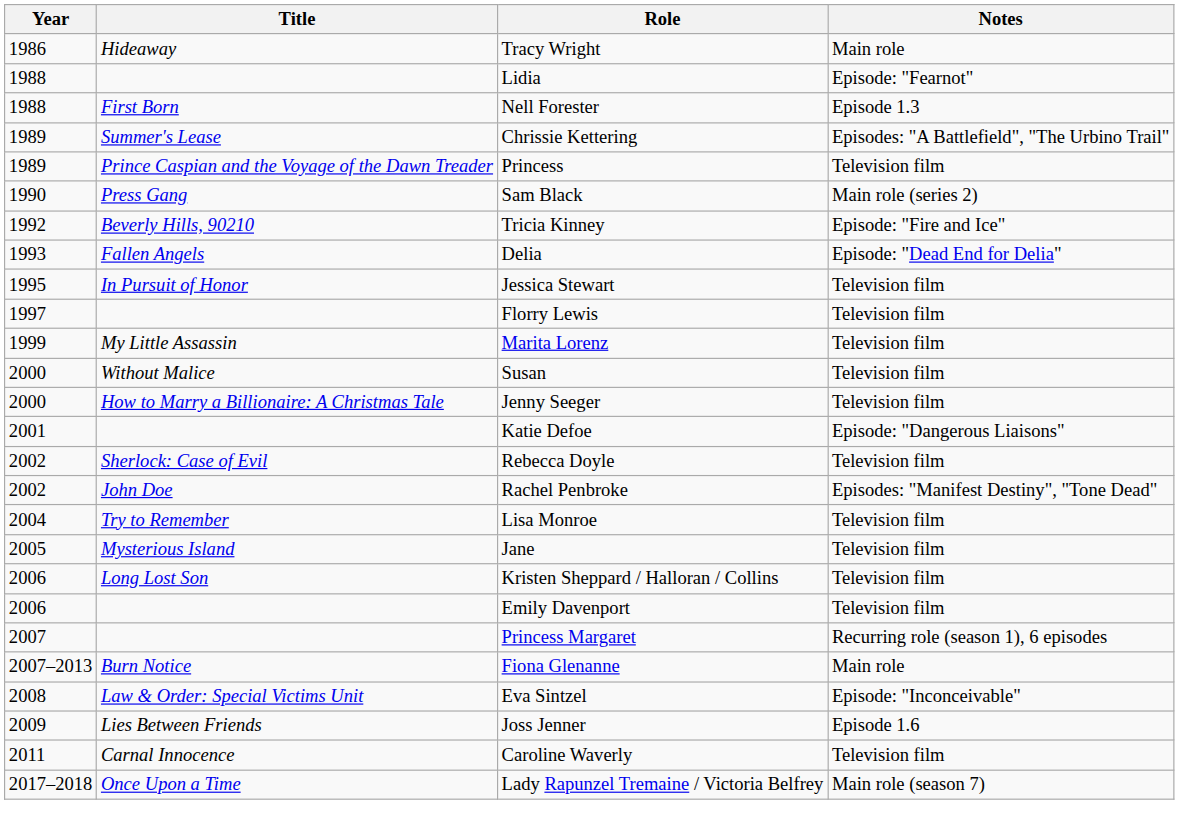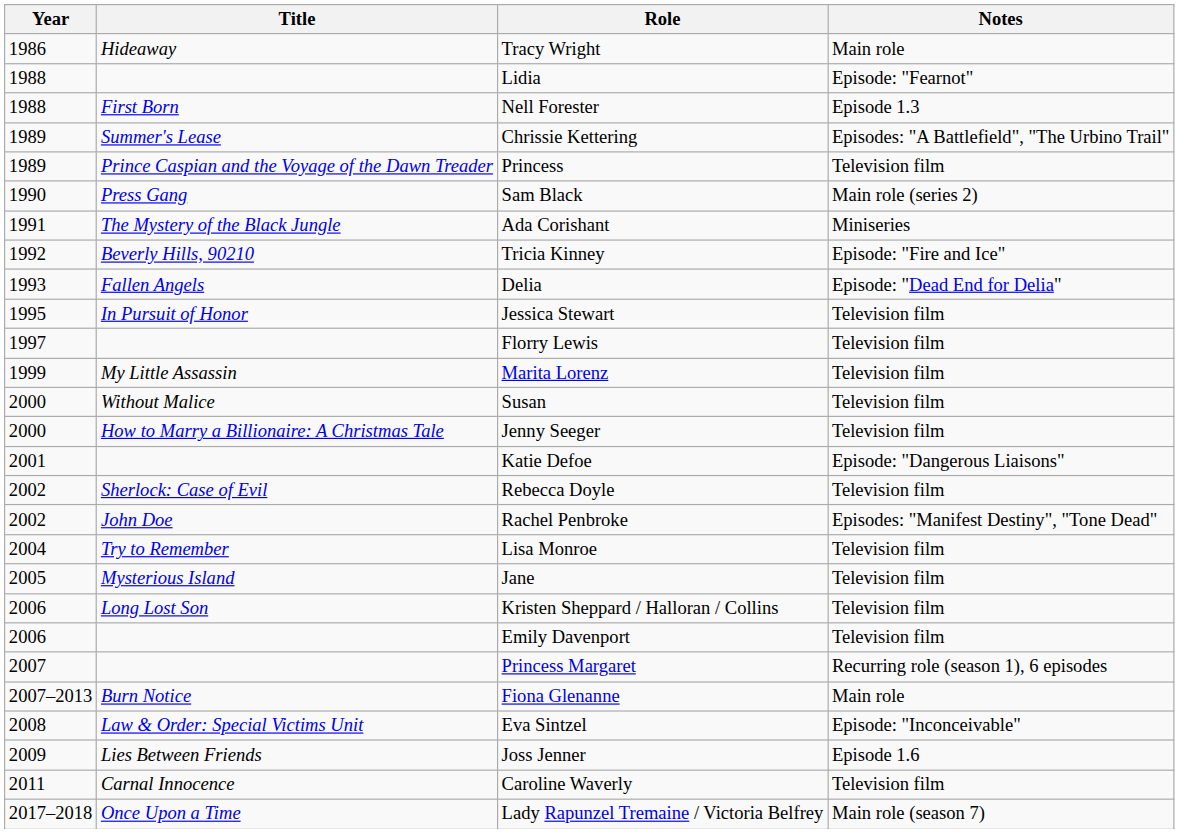+ row: (555, 225)
